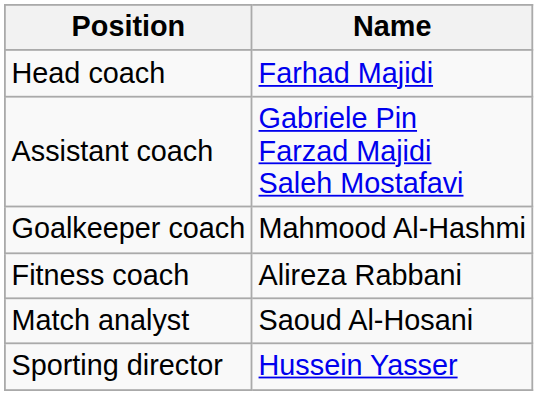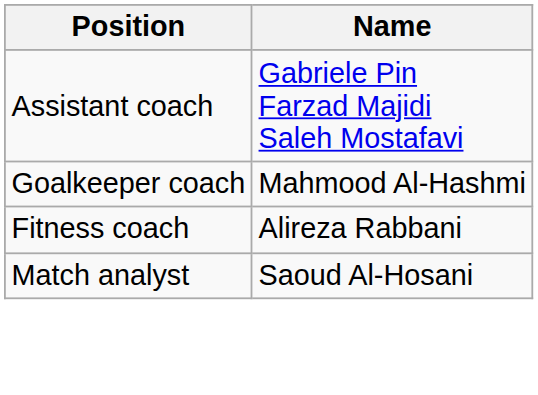- row: (88, 73)
- row: (117, 366)
